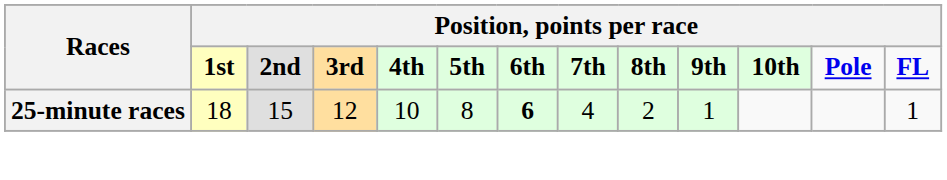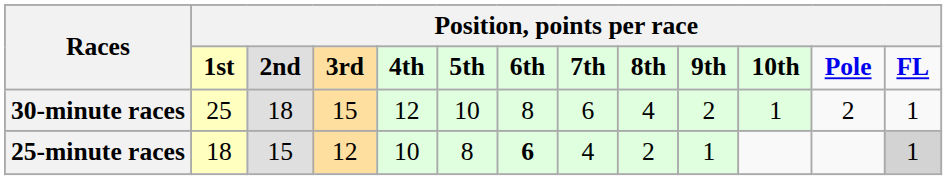+ row: (98, 109)
(913, 109) no background -> (913, 151) lightgrey background
